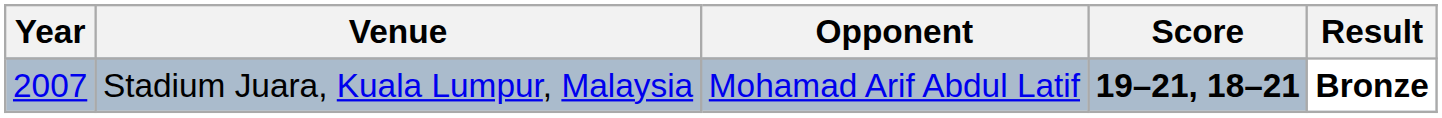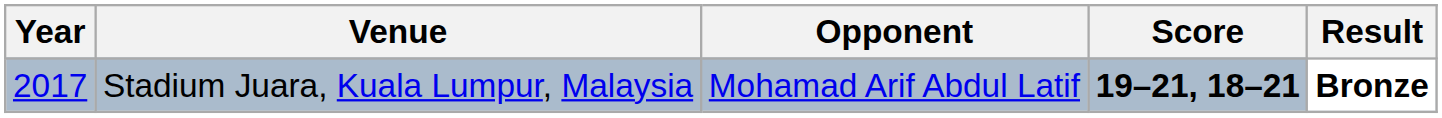(50, 85) 2007 -> (50, 85) 2017
